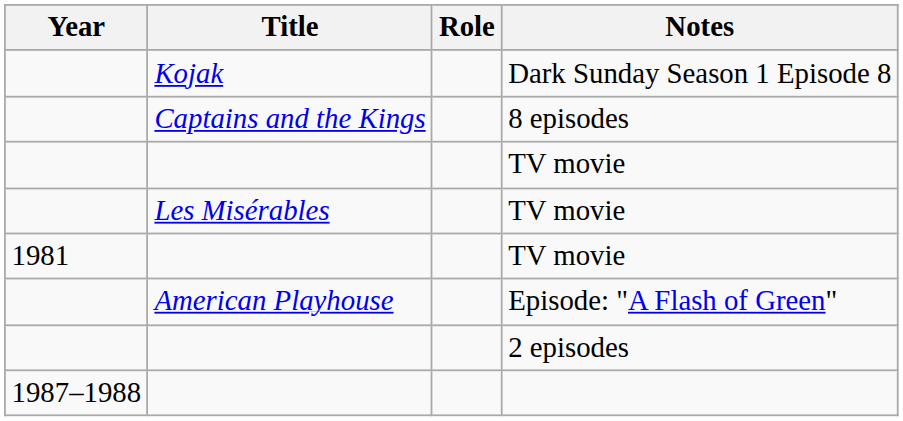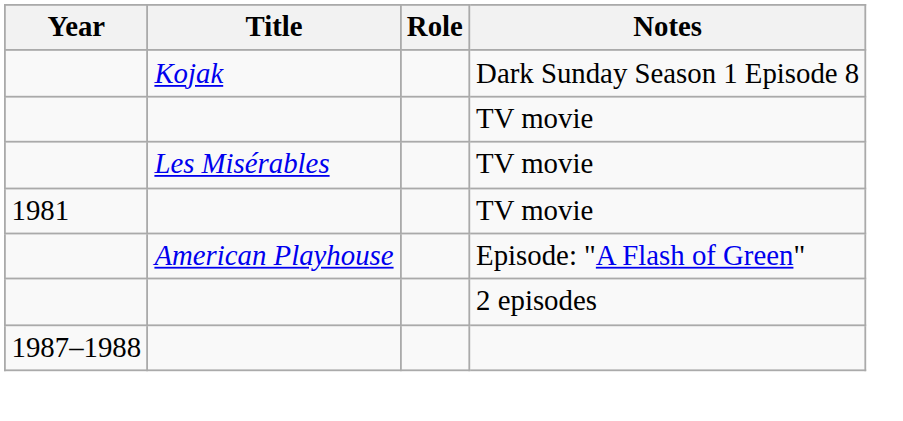- row: (290, 118)
